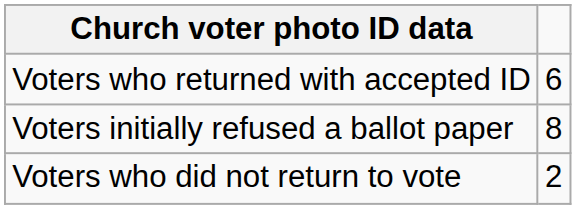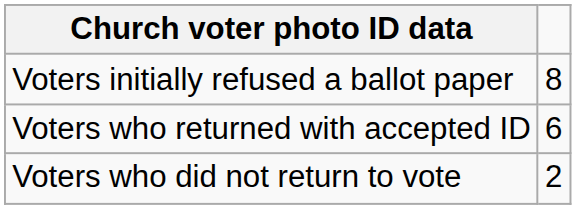rows swapped: (263, 128) <-> (271, 78)
